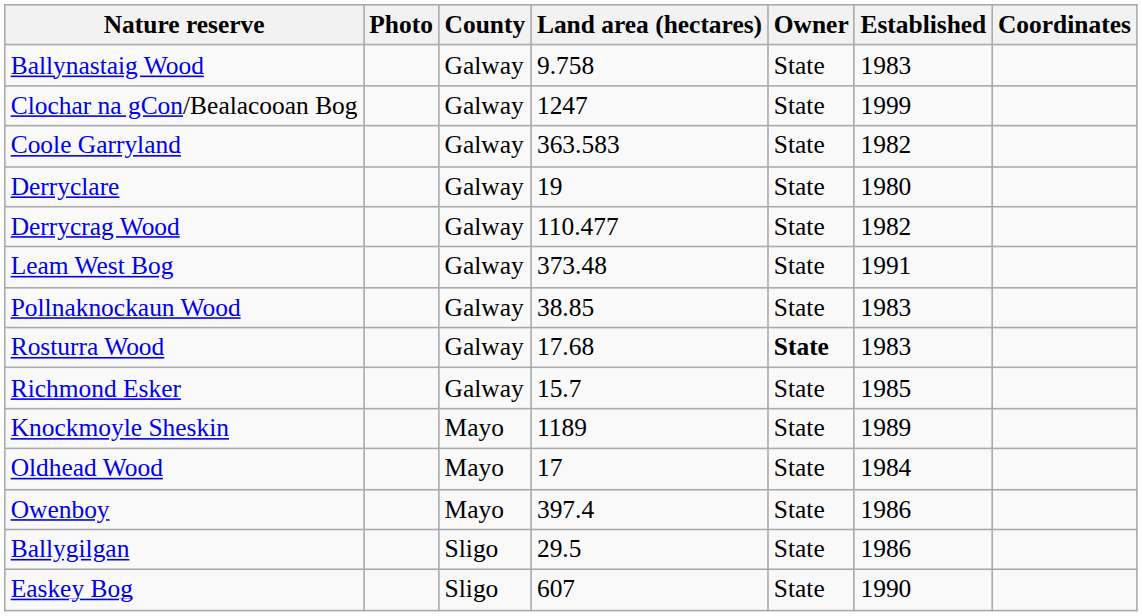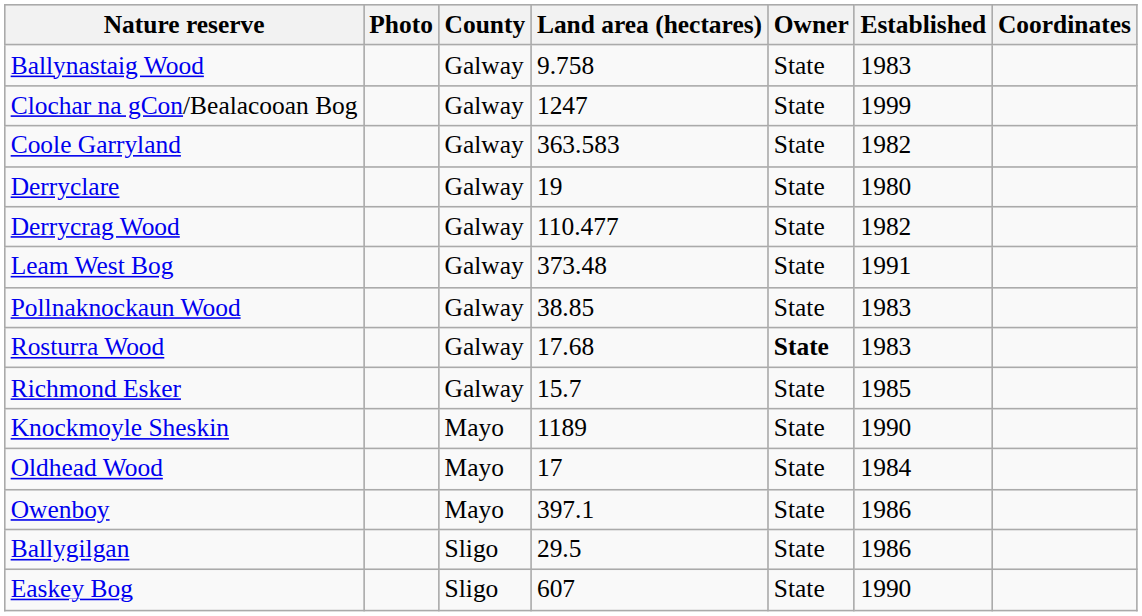(886, 428) 1989 -> (886, 428) 1990
(566, 508) 397.4 -> (566, 508) 397.1
